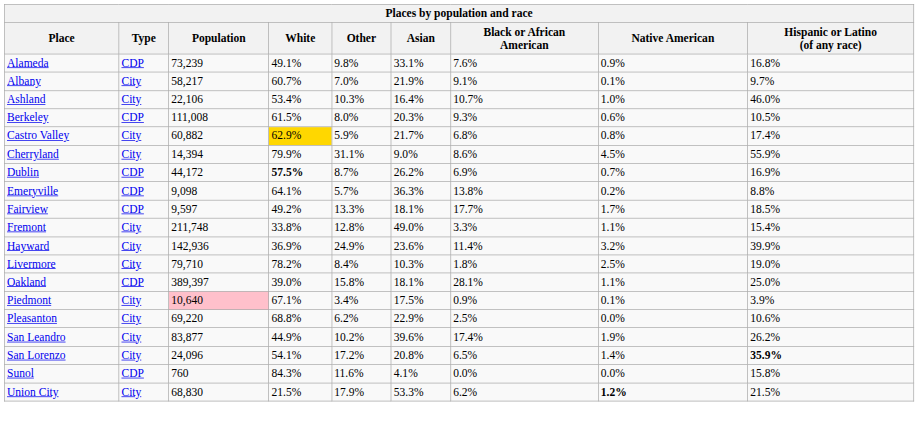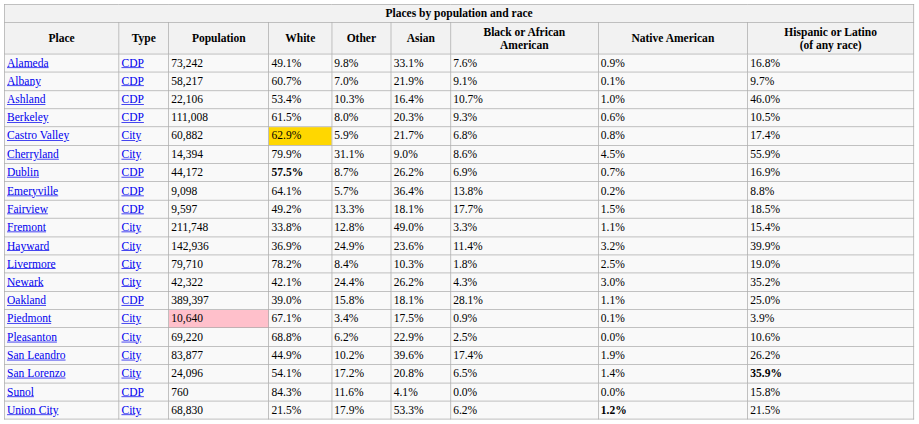(187, 63) 73,239 -> (187, 63) 73,242
(131, 81) City -> (133, 81) CDP
(131, 99) City -> (133, 99) CDP
(409, 191) 36.3% -> (409, 191) 36.4%
(613, 209) 1.7% -> (613, 209) 1.5%
+ row: (25, 282)
